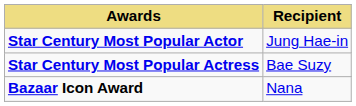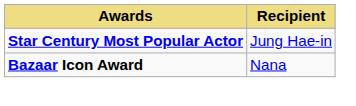- row: (134, 64)
